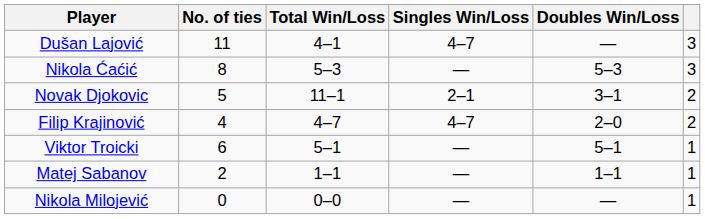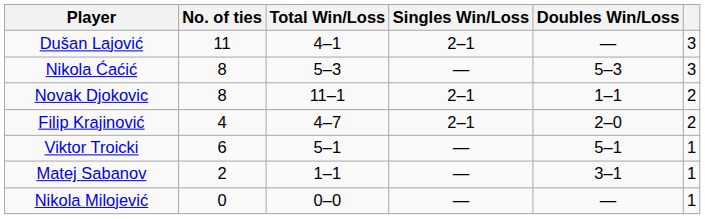(461, 43) 4–7 -> (461, 43) 2–1
(222, 95) 5 -> (222, 95) 8
(608, 95) 3–1 -> (608, 95) 1–1
(461, 122) 4–7 -> (461, 122) 2–1
(608, 174) 1–1 -> (608, 174) 3–1
